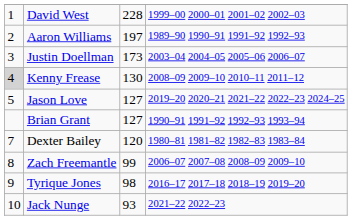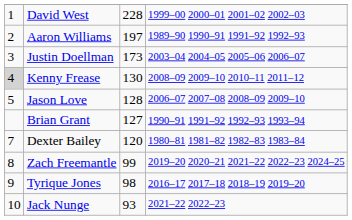(133, 99) 127 -> (133, 99) 128
(246, 99) 2019–20 2020–21 2021–22 2022–23 2024–25 -> (226, 99) 2006–07 2007–08 2008–09 2009–10
(226, 162) 2006–07 2007–08 2008–09 2009–10 -> (246, 162) 2019–20 2020–21 2021–22 2022–23 2024–25
